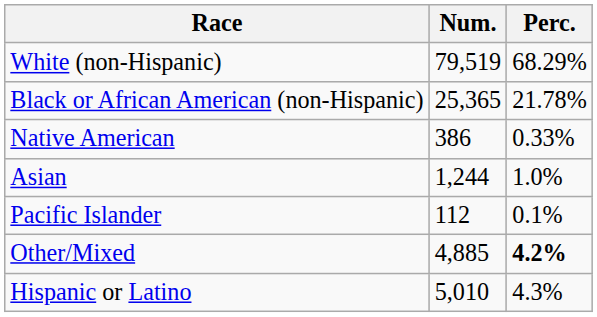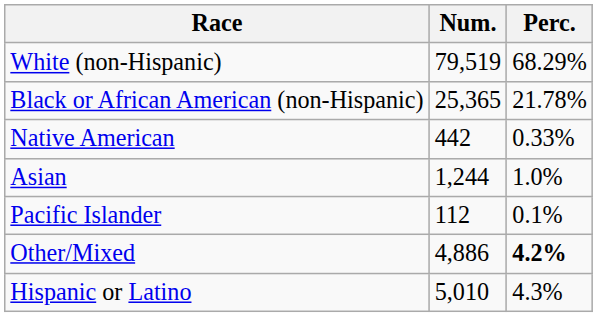(453, 138) 386 -> (453, 138) 442
(462, 253) 4,885 -> (462, 253) 4,886
